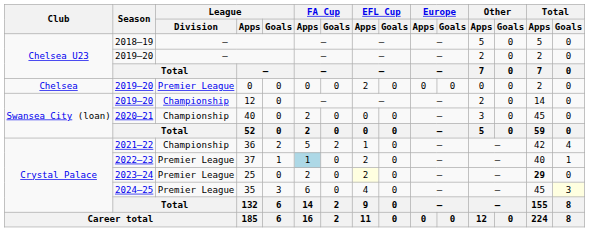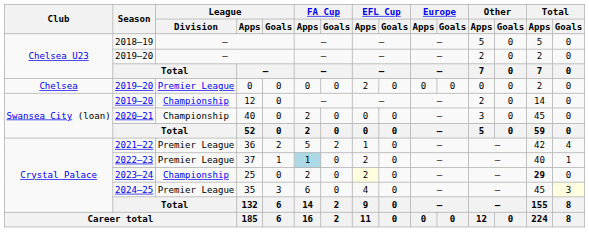(196, 145) Championship -> (196, 145) Premier League
(196, 175) Premier League -> (196, 175) Championship
